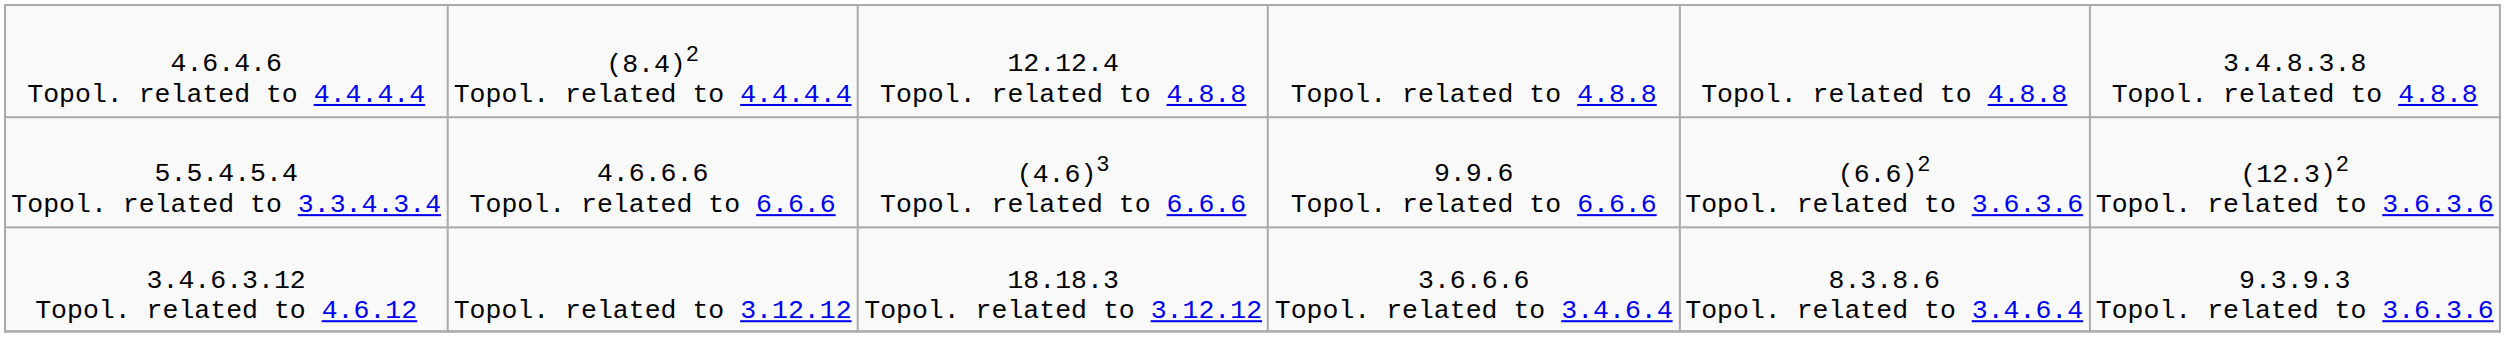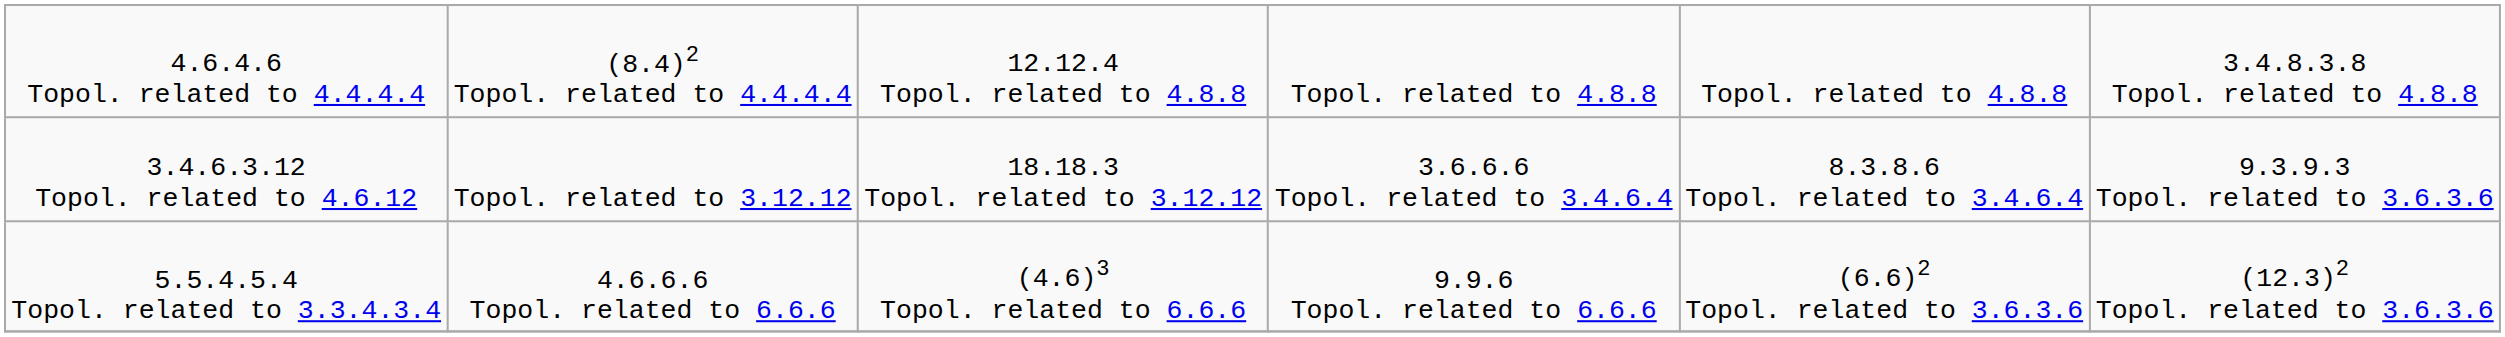rows swapped: (226, 191) <-> (226, 295)
